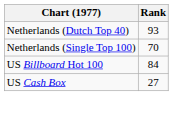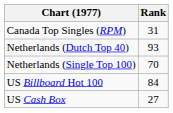+ row: (66, 30)
